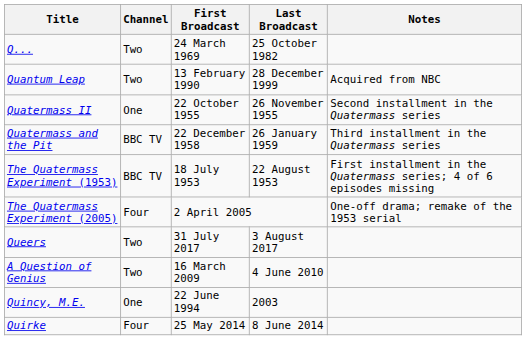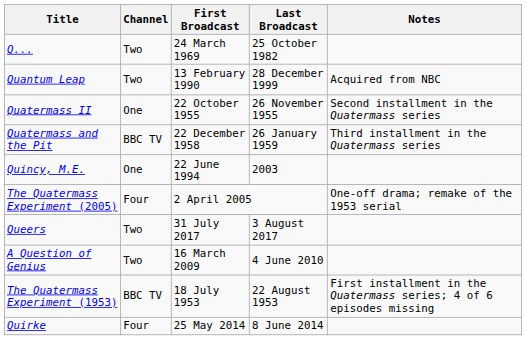rows swapped: (62, 176) <-> (46, 302)
